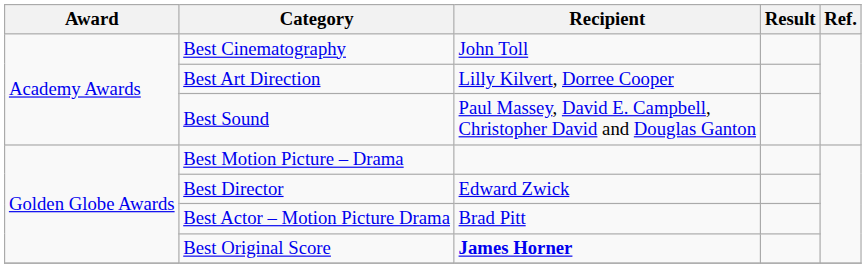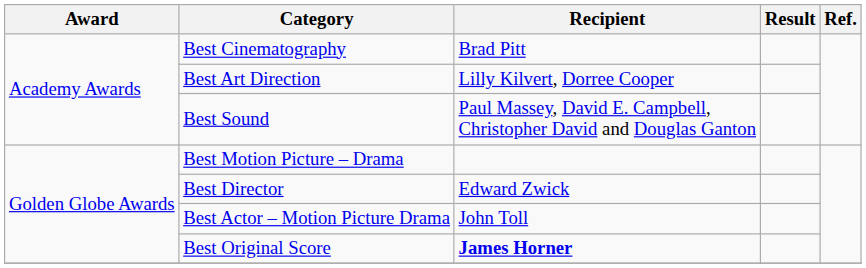(493, 49) John Toll -> (492, 49) Brad Pitt
(492, 218) Brad Pitt -> (493, 218) John Toll
